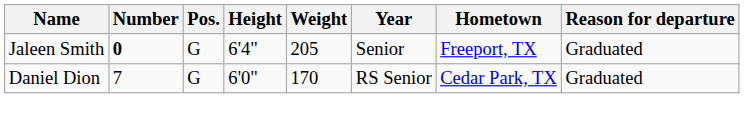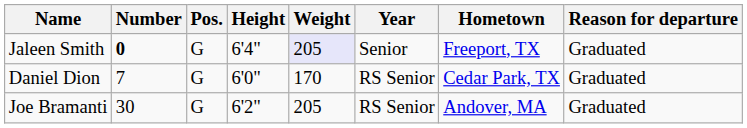(304, 48) no background -> (308, 48) lavender background
+ row: (58, 107)
